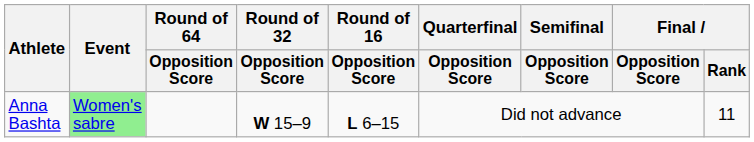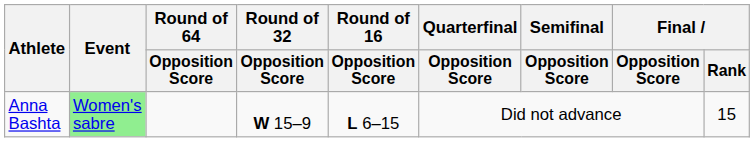(727, 115) 11 -> (727, 115) 15
